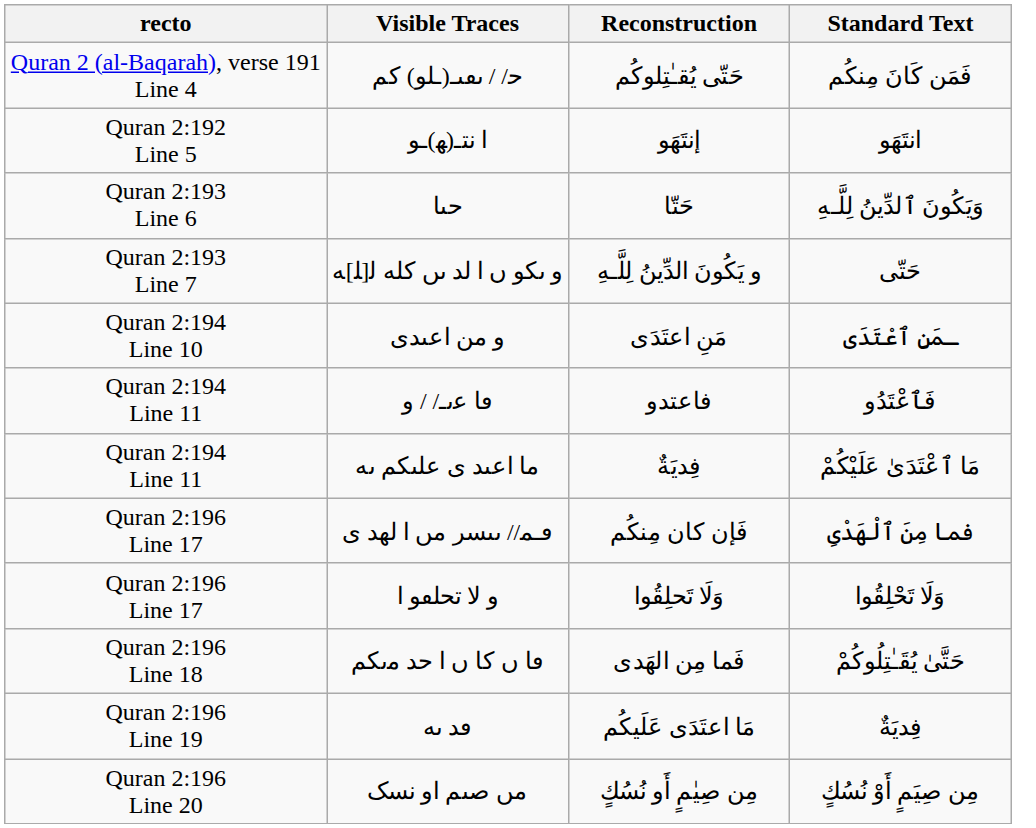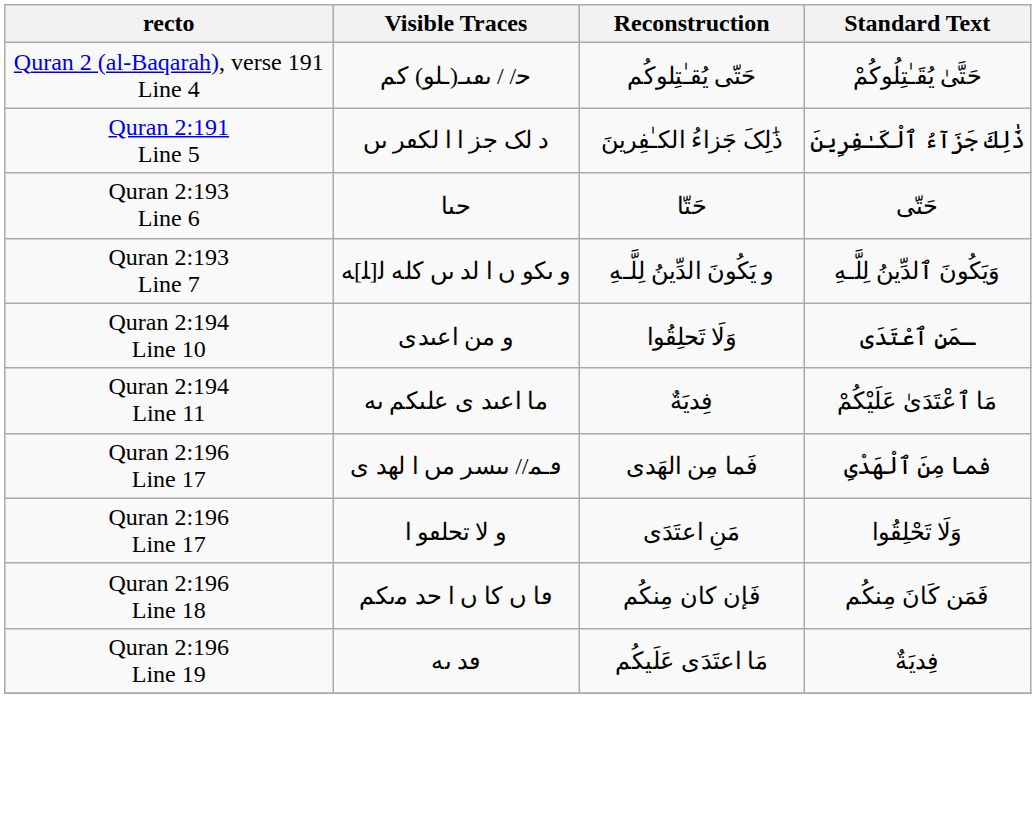(900, 75) فَمَن كَانَ مِنكُم -> (917, 75) حَتَّىٰ يُقَـٰتِلُوكُمْ
+ row: (456, 140)
- row: (448, 140)
(900, 205) وَيَكُونَ ٱلدِّينُ لِلَّـهِ -> (917, 205) حَتّی
(900, 271) حَتّی -> (917, 271) وَيَكُونَ ٱلدِّينُ لِلَّـهِ
(679, 336) مَنِ اعتَدَی -> (692, 336) وَلَا تَحلِقُوا
- row: (448, 401)
(679, 531) فَإن كان مِنكُم -> (692, 466) فَما مِن الهَدی
(679, 596) وَلَا تَحلِقُوا -> (692, 531) مَنِ اعتَدَی
(679, 661) فَما مِن الهَدی -> (692, 596) فَإن كان مِنكُم
(900, 661) حَتَّىٰ يُقَـٰتِلُوكُمْ -> (917, 596) فَمَن كَانَ مِنكُم
- row: (448, 791)
